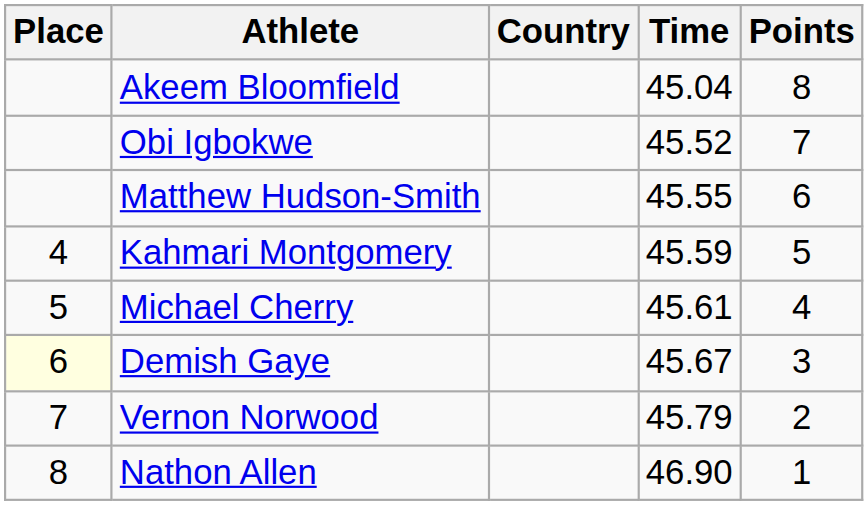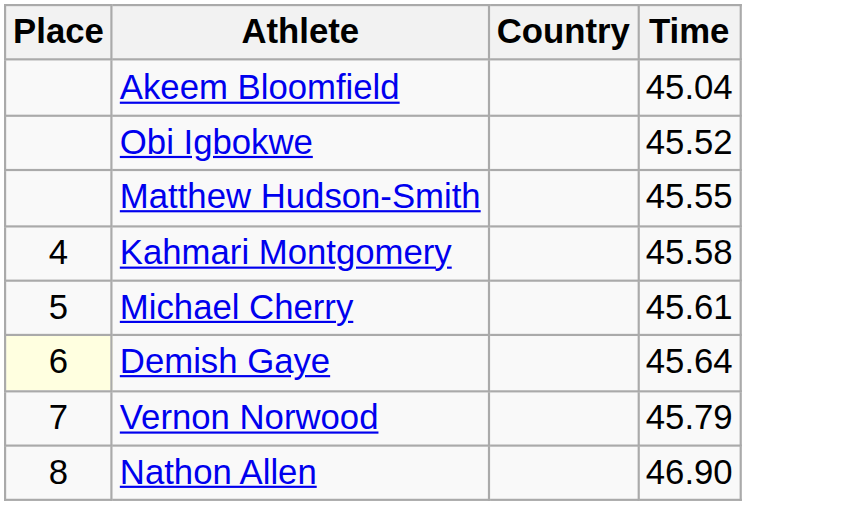- column: (802, 32)
(689, 252) 45.59 -> (689, 252) 45.58
(689, 362) 45.67 -> (689, 362) 45.64
